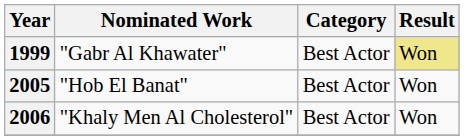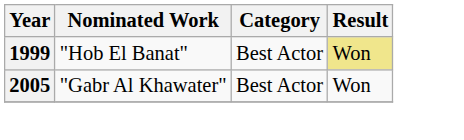(143, 53) "Gabr Al Khawater" -> (124, 53) "Hob El Banat"
(124, 85) "Hob El Banat" -> (143, 85) "Gabr Al Khawater"
- row: (30, 118)
